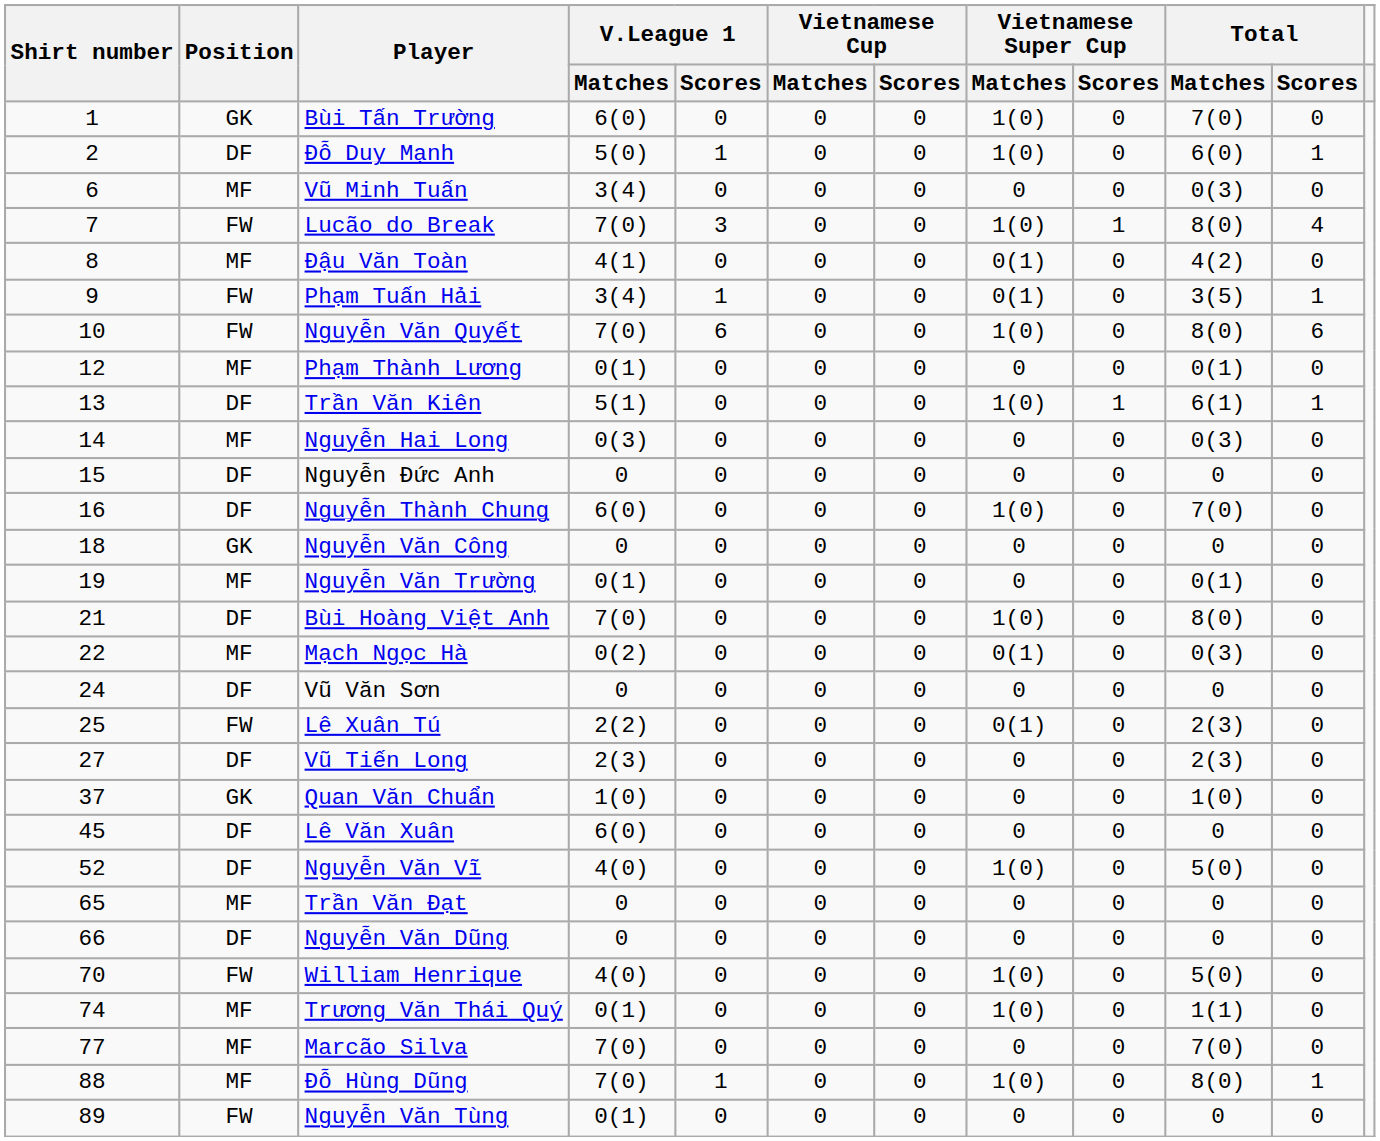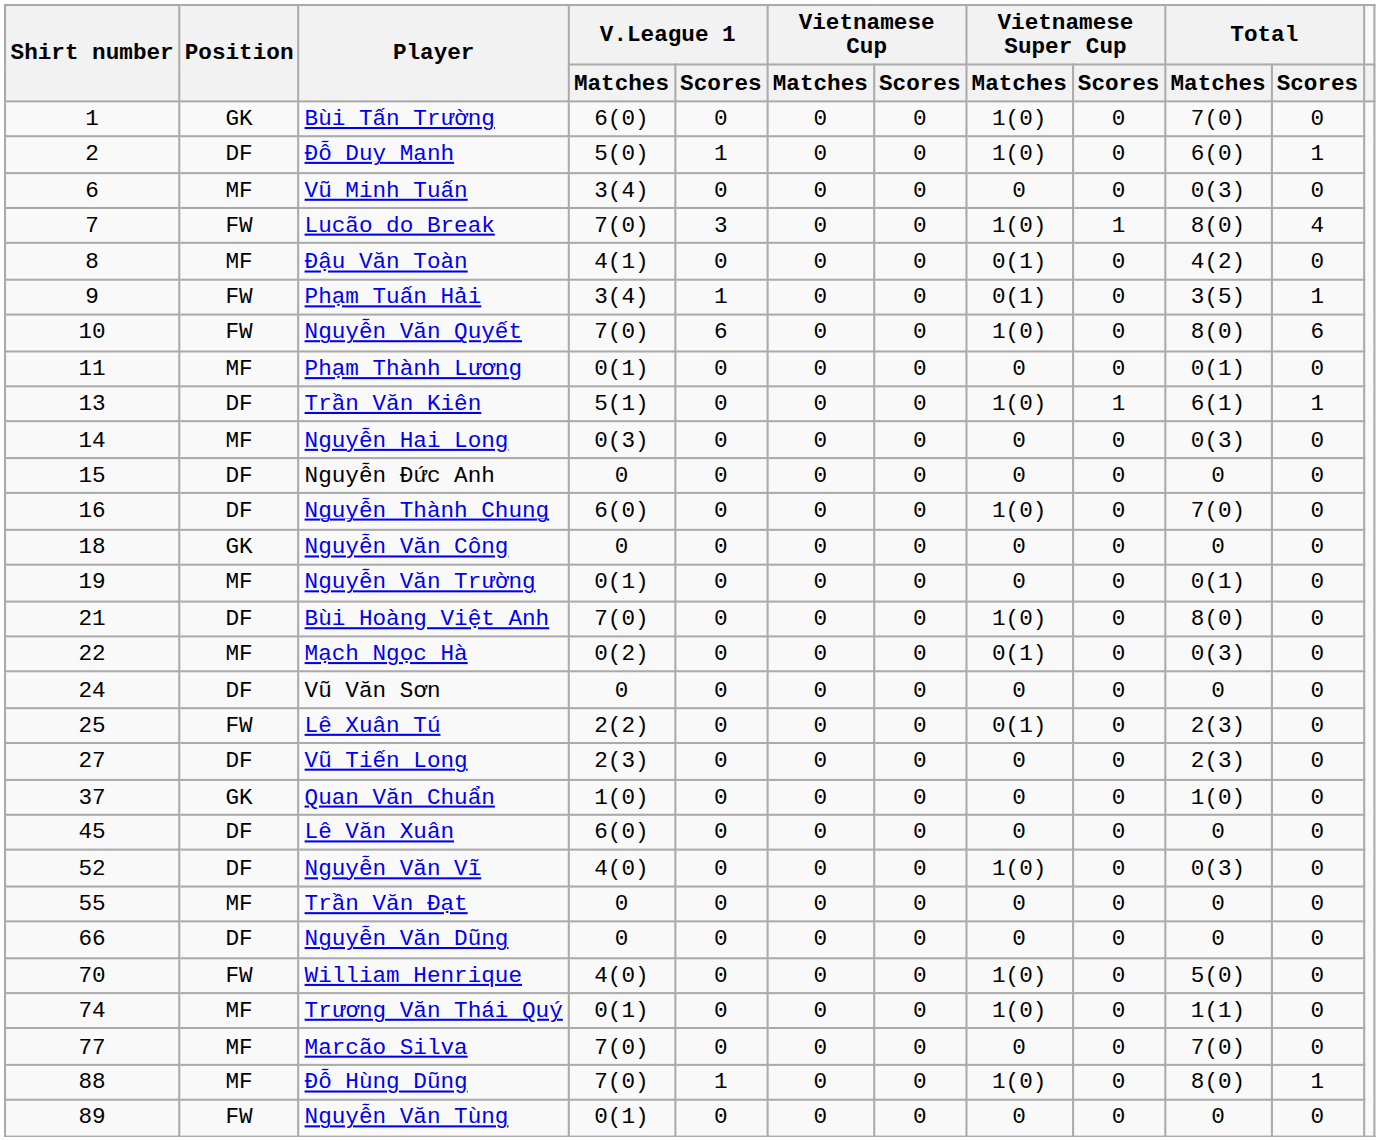(92, 369) 12 -> (92, 369) 11
(1218, 868) 5(0) -> (1218, 868) 0(3)
(92, 904) 65 -> (92, 904) 55
